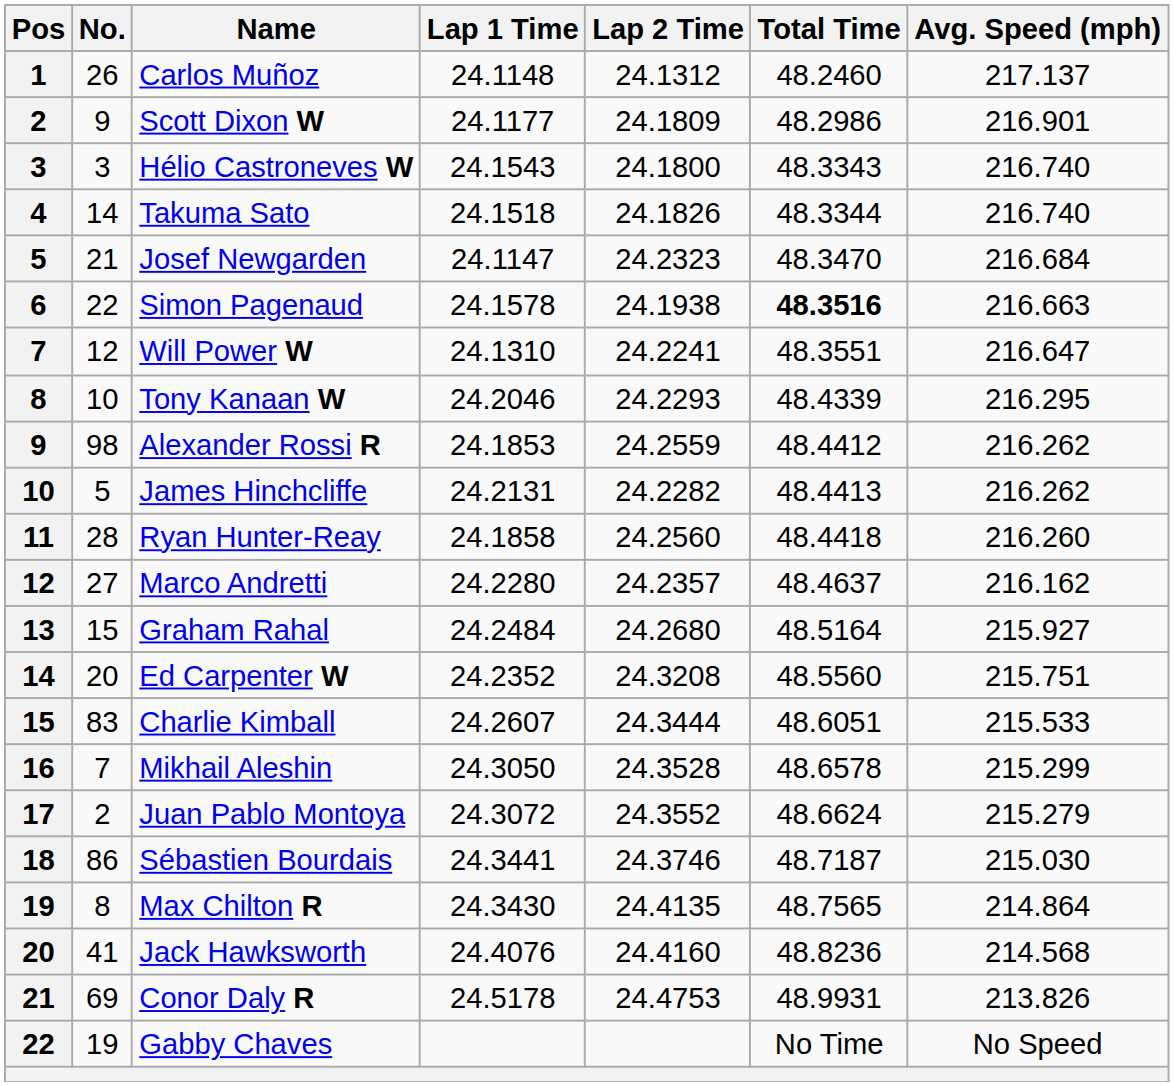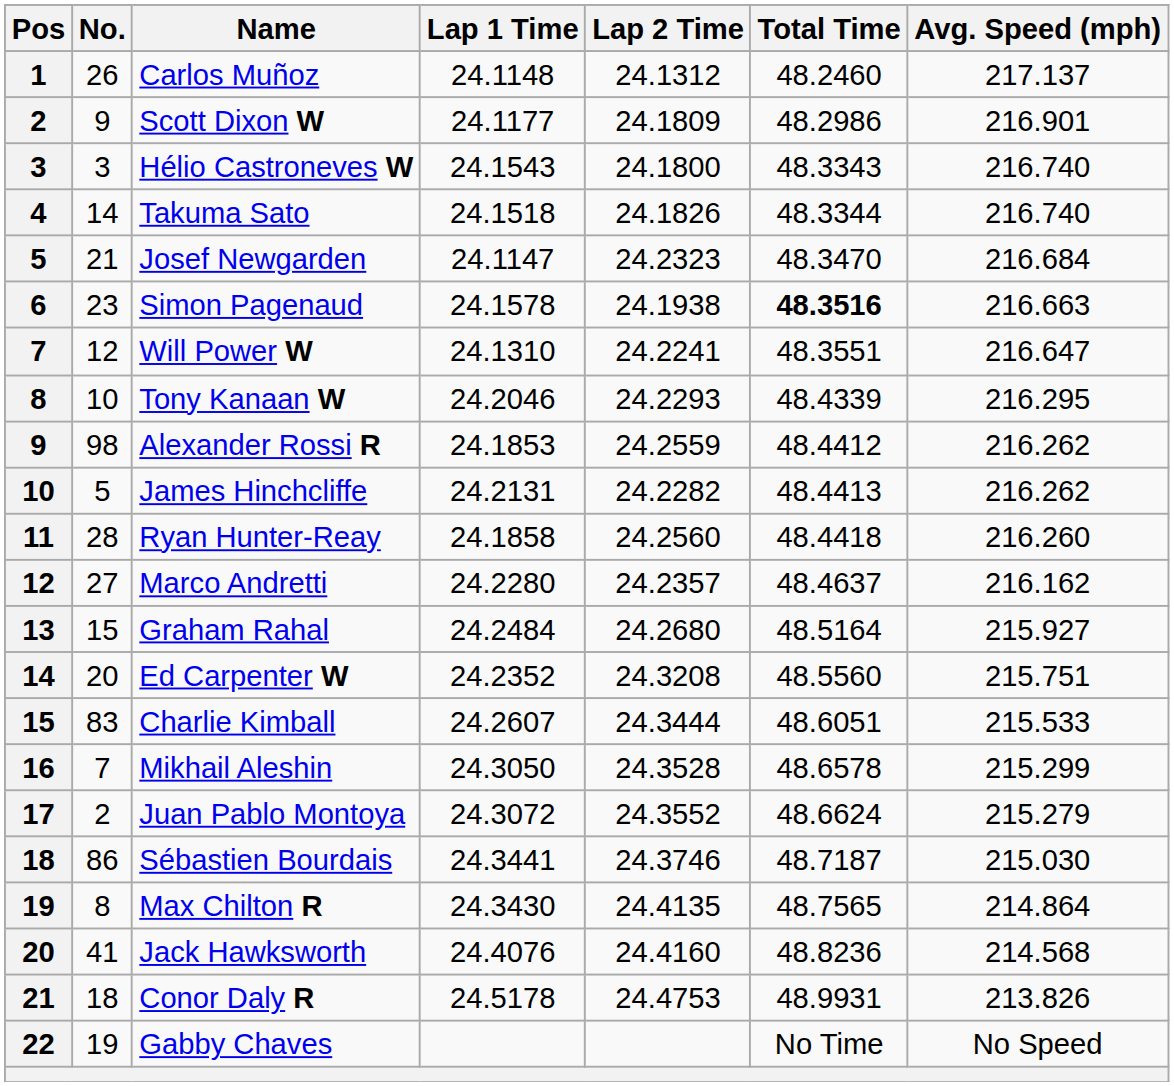(102, 305) 22 -> (102, 305) 23
(102, 998) 69 -> (102, 998) 18
